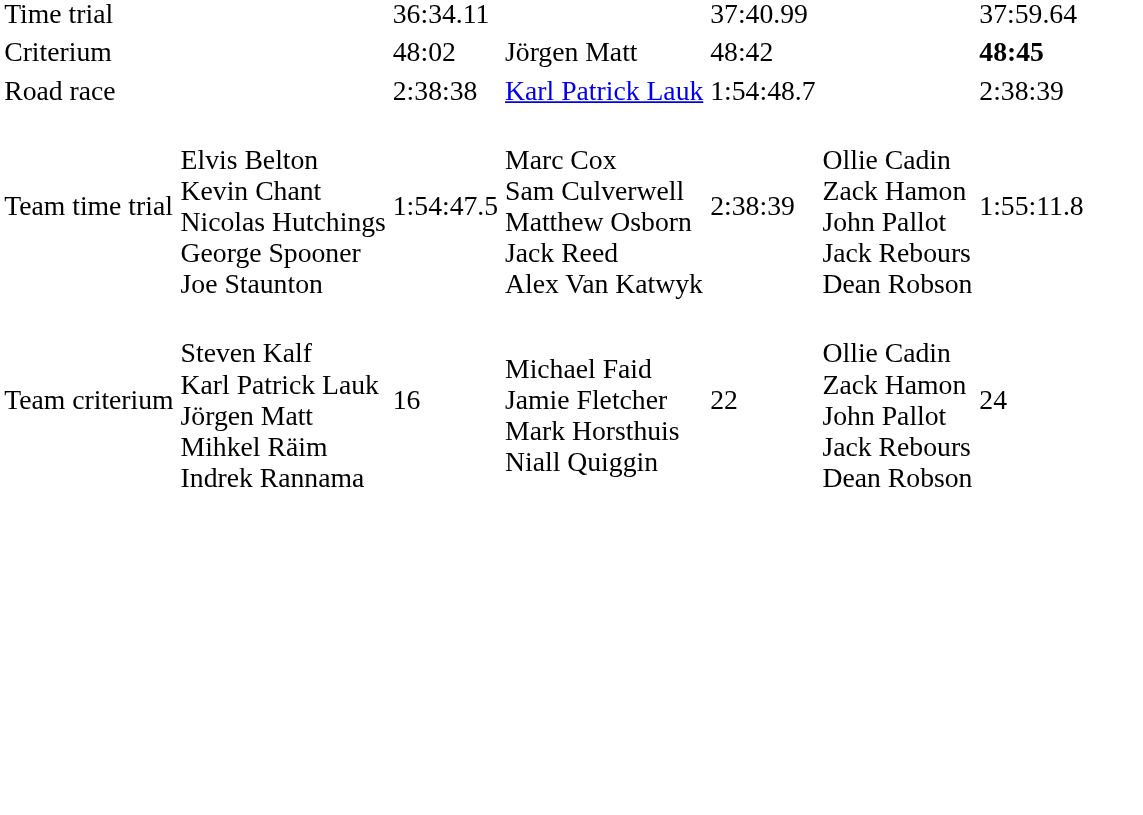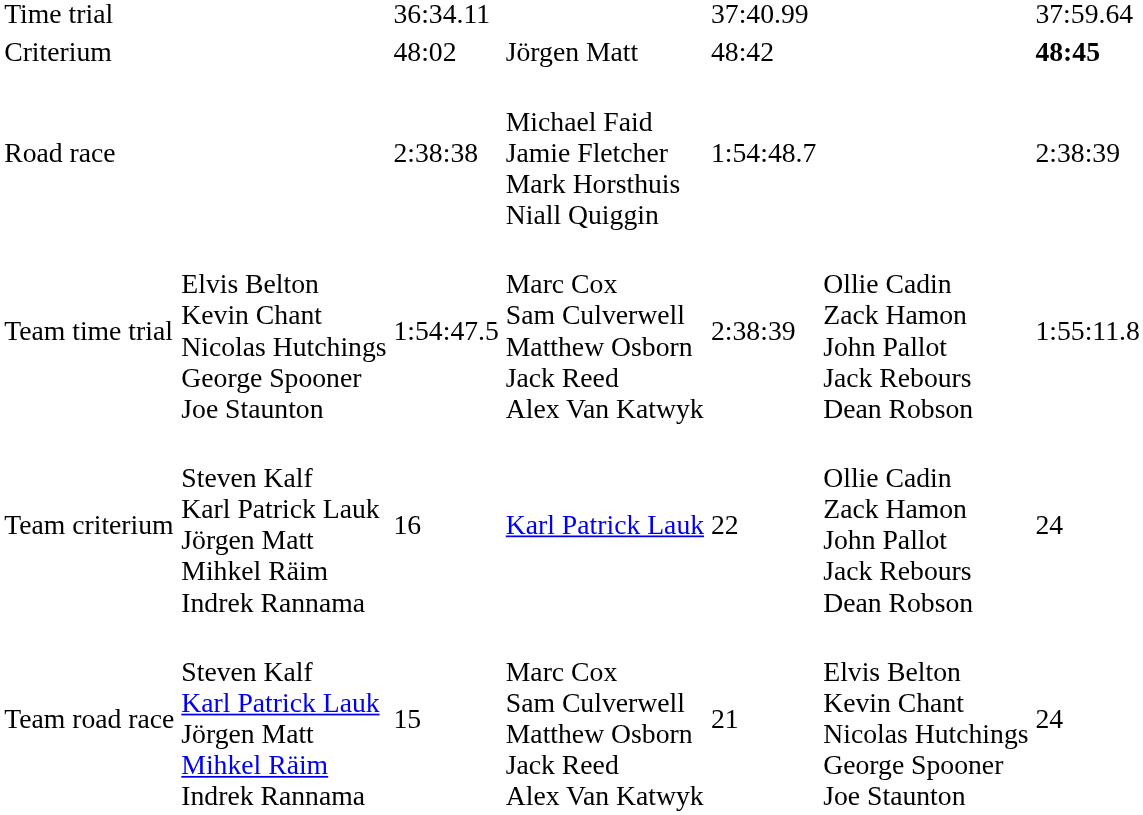(604, 90) Karl Patrick Lauk -> (593, 168) Michael Faid Jamie Fletcher Mark Horsthuis Niall Quiggin
(592, 415) Michael Faid Jamie Fletcher Mark Horsthuis Niall Quiggin -> (605, 524) Karl Patrick Lauk
+ row: (89, 718)
